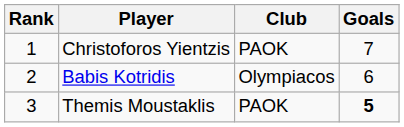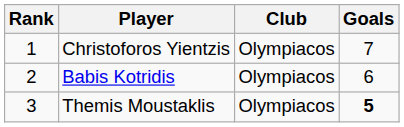(263, 48) PAOK -> (287, 48) Olympiacos
(263, 106) PAOK -> (287, 106) Olympiacos
